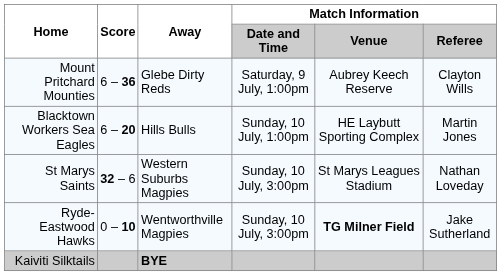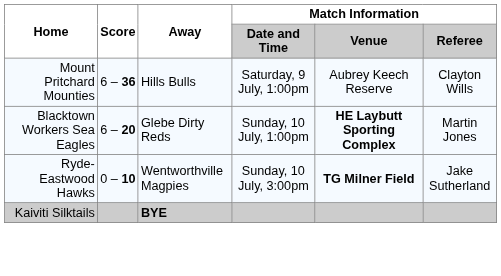(173, 82) Glebe Dirty Reds -> (168, 82) Hills Bulls
(168, 130) Hills Bulls -> (173, 130) Glebe Dirty Reds
(369, 130) normal -> (369, 130) bold
- row: (70, 178)
